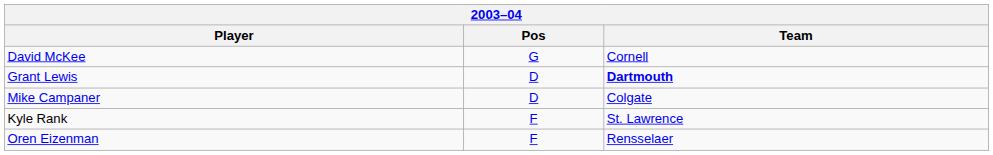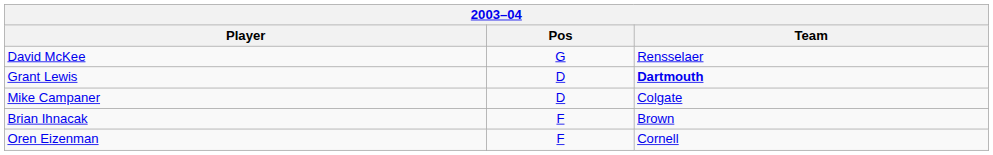(627, 56) Cornell -> (670, 56) Rensselaer
+ row: (48, 118)
- row: (37, 118)
(640, 139) Rensselaer -> (658, 139) Cornell
